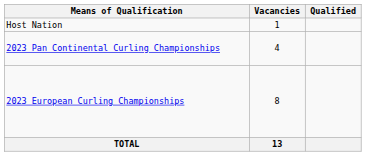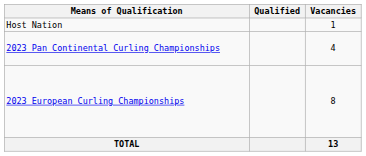columns swapped: (277, 11) <-> (333, 11)
